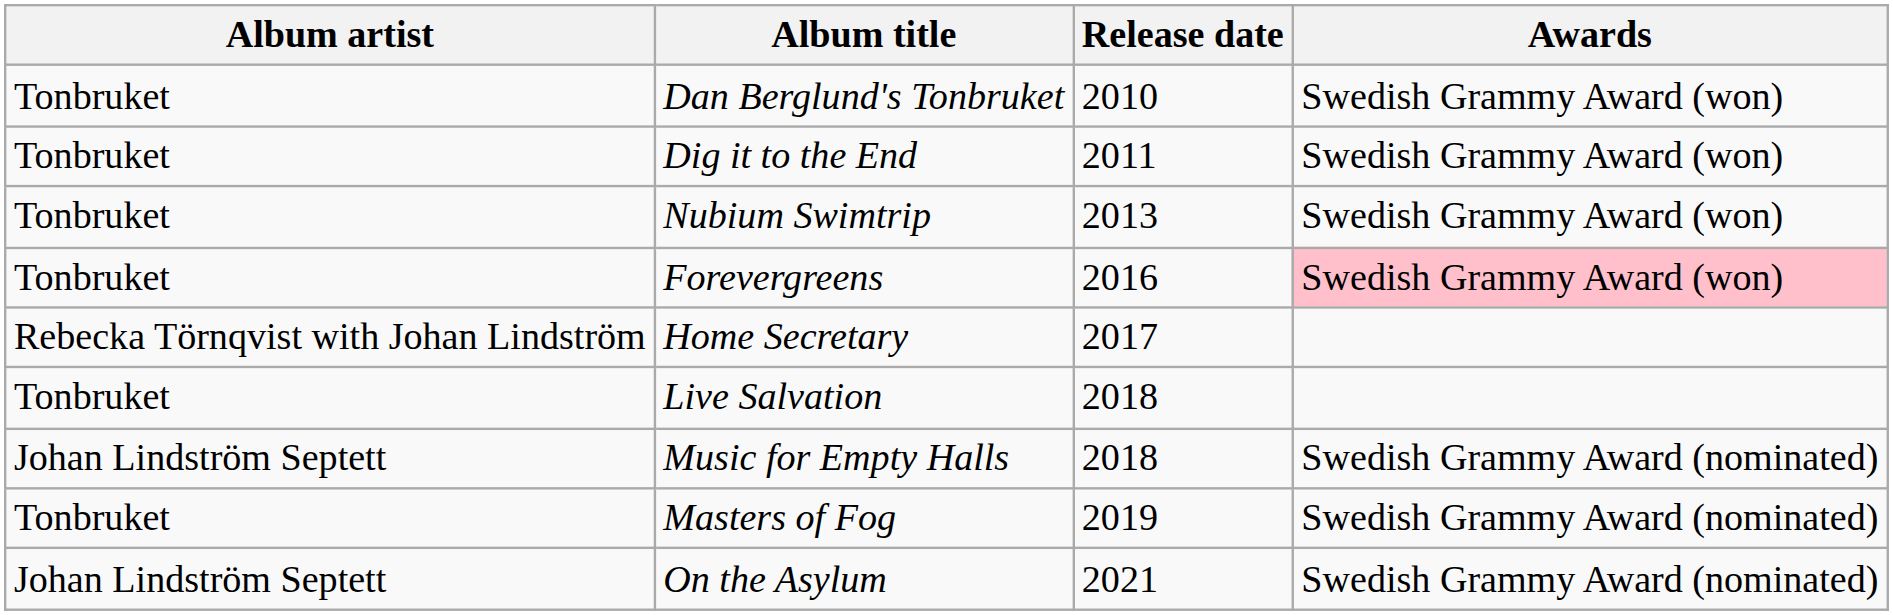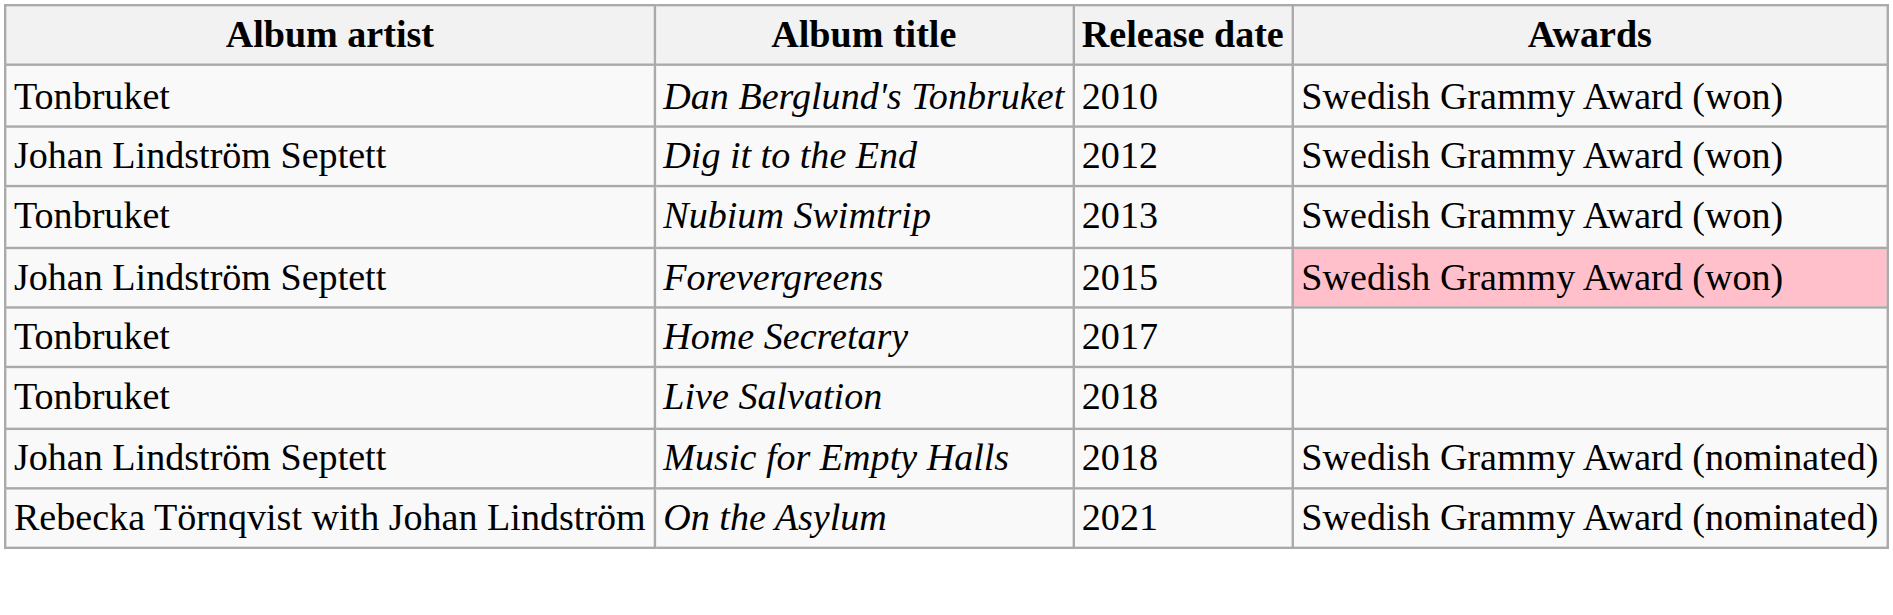(92, 155) Tonbruket -> (200, 155) Johan Lindström Septett
(1119, 155) 2011 -> (1120, 155) 2012
(92, 276) Tonbruket -> (200, 276) Johan Lindström Septett
(1120, 276) 2016 -> (1120, 276) 2015
(330, 336) Rebecka Törnqvist with Johan Lindström -> (92, 336) Tonbruket
- row: (780, 517)
(200, 578) Johan Lindström Septett -> (330, 517) Rebecka Törnqvist with Johan Lindström
